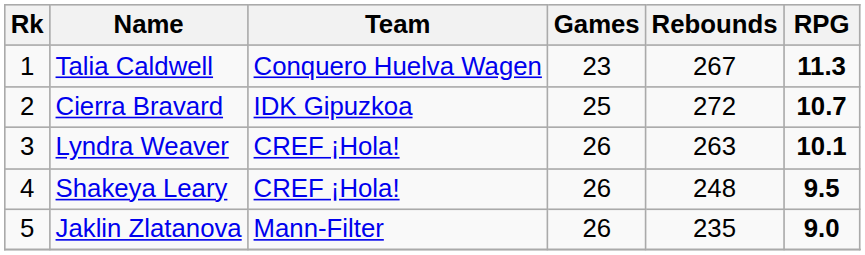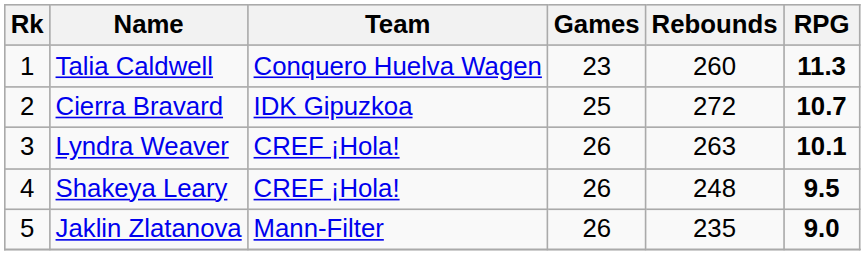(715, 65) 267 -> (715, 65) 260
